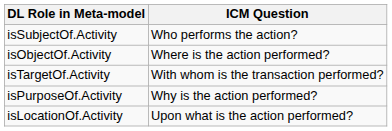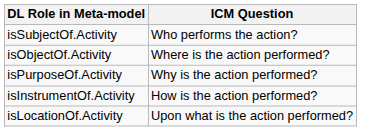- row: (59, 75)
+ row: (71, 95)
